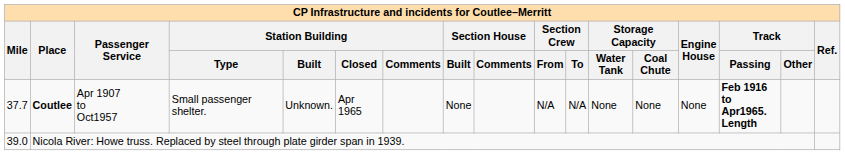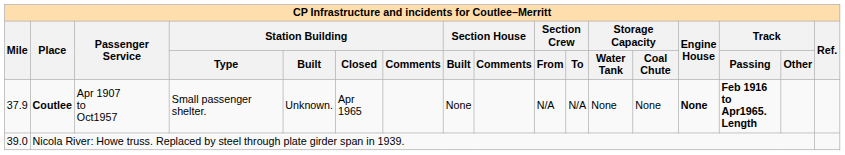(17, 106) 37.7 -> (17, 106) 37.9
(694, 106) normal -> (694, 106) bold
